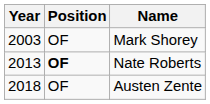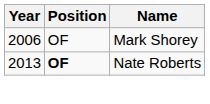(24, 39) 2003 -> (24, 39) 2006
- row: (158, 87)
